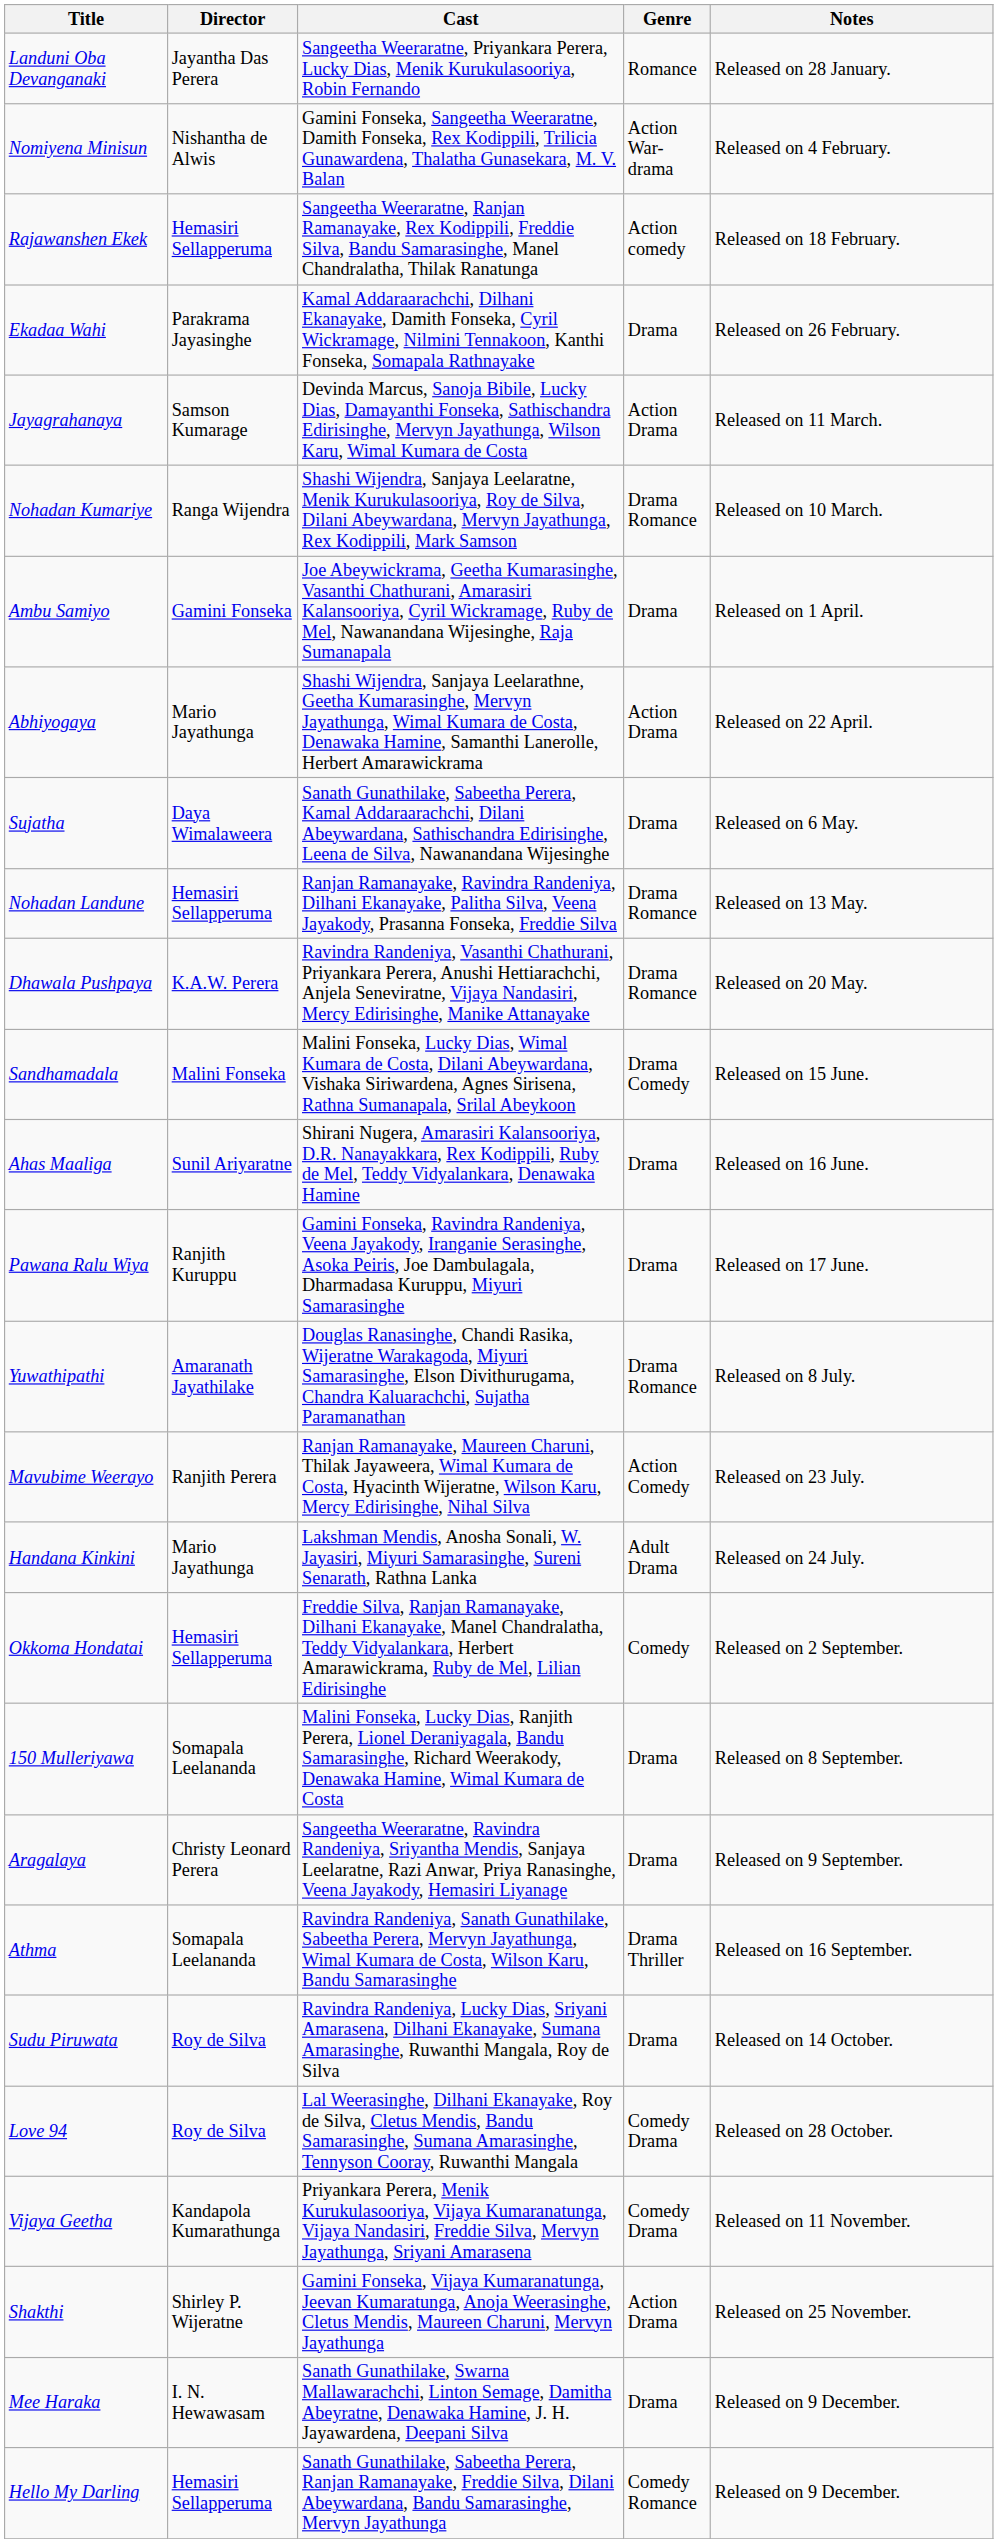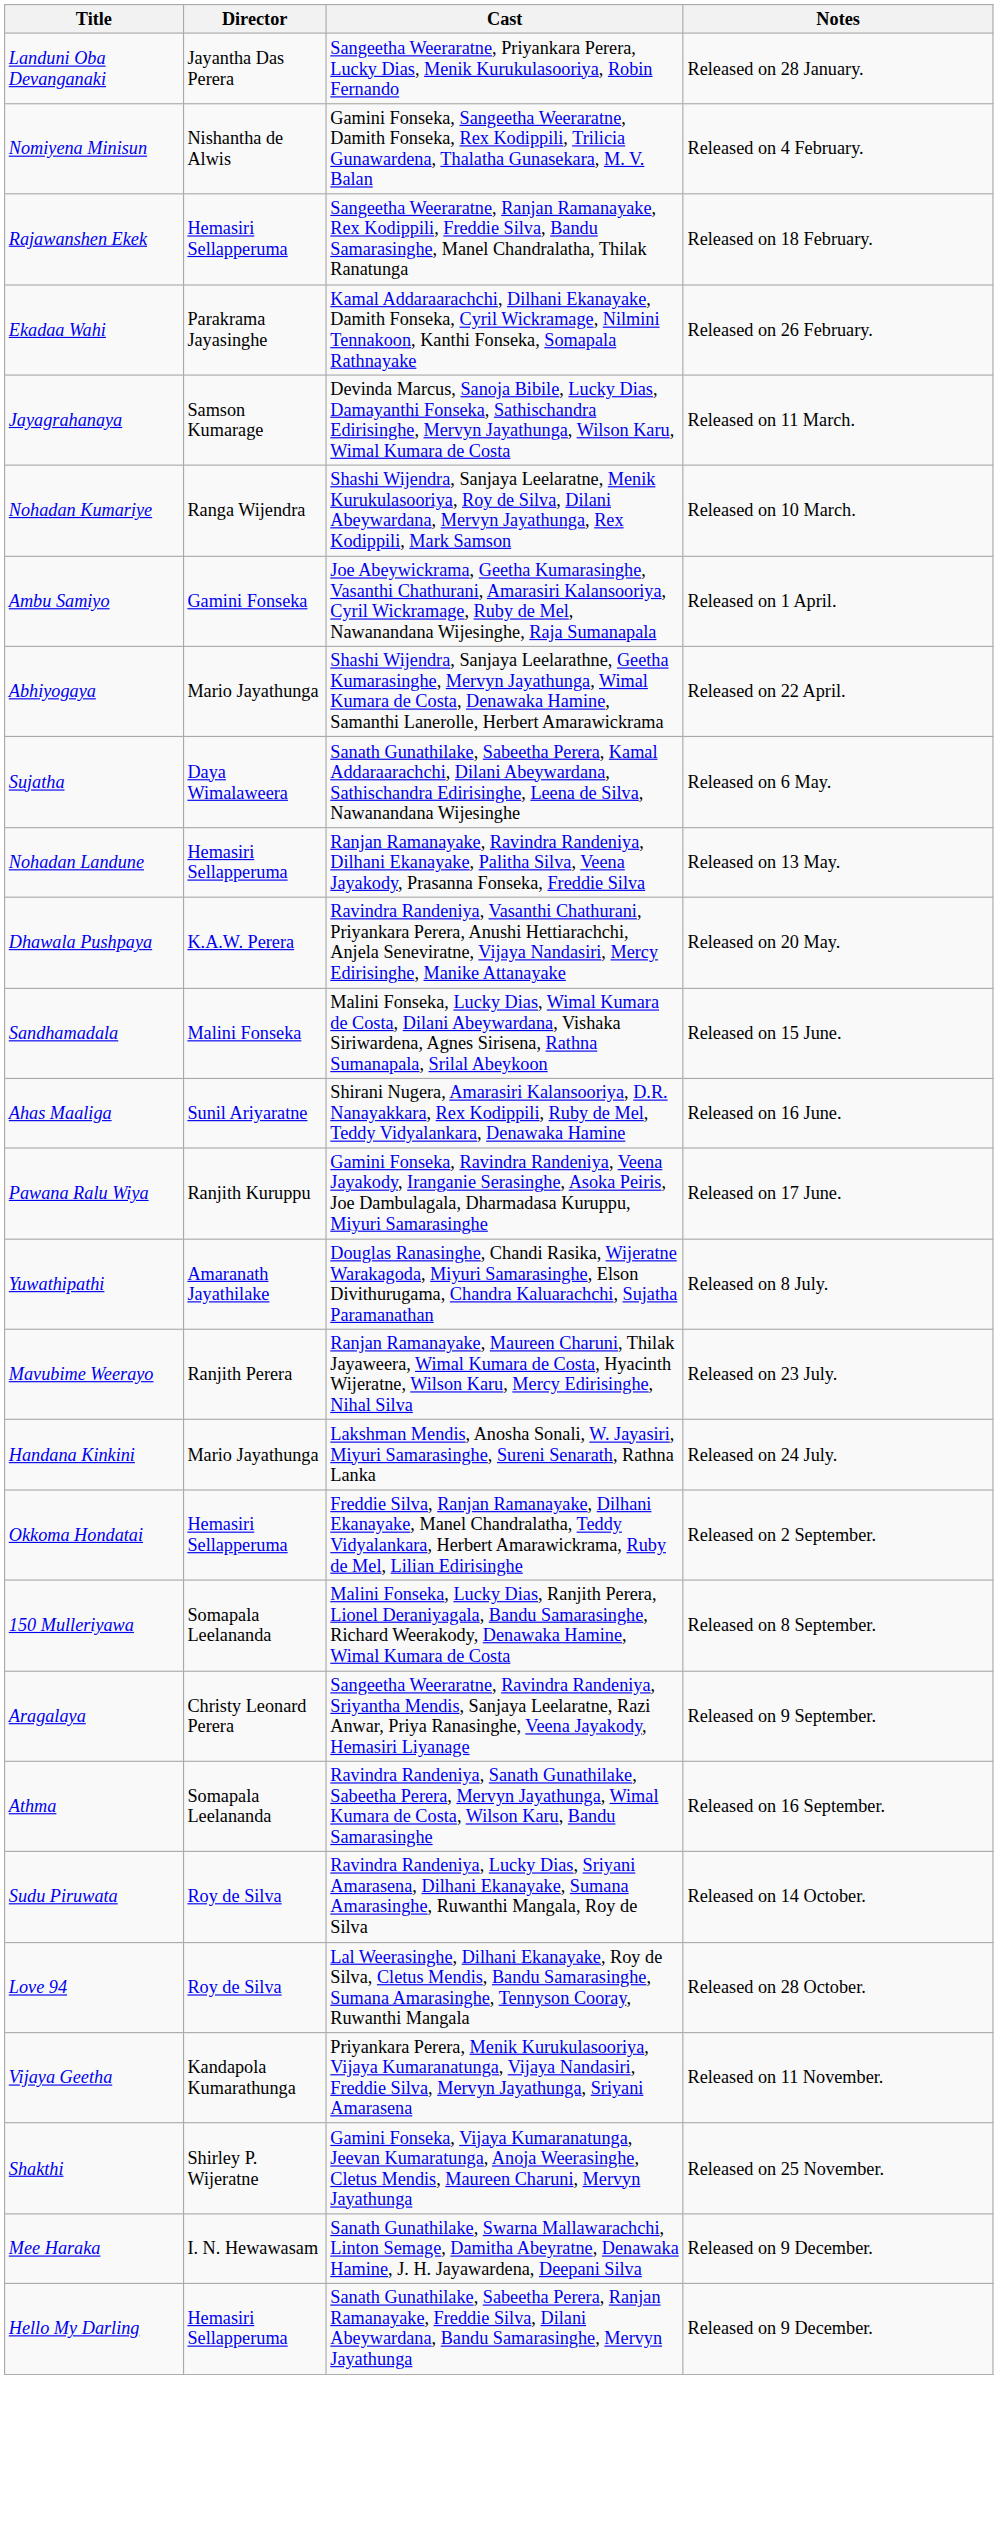- column: (667, 18)
